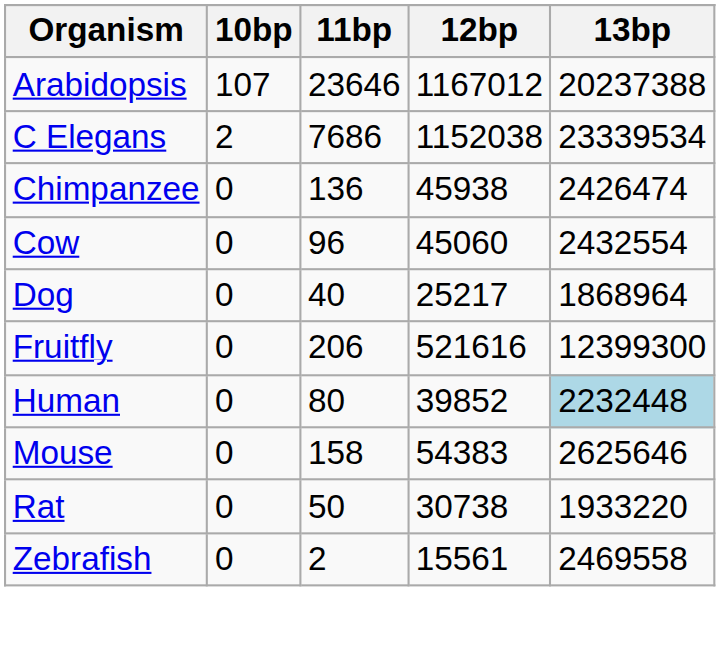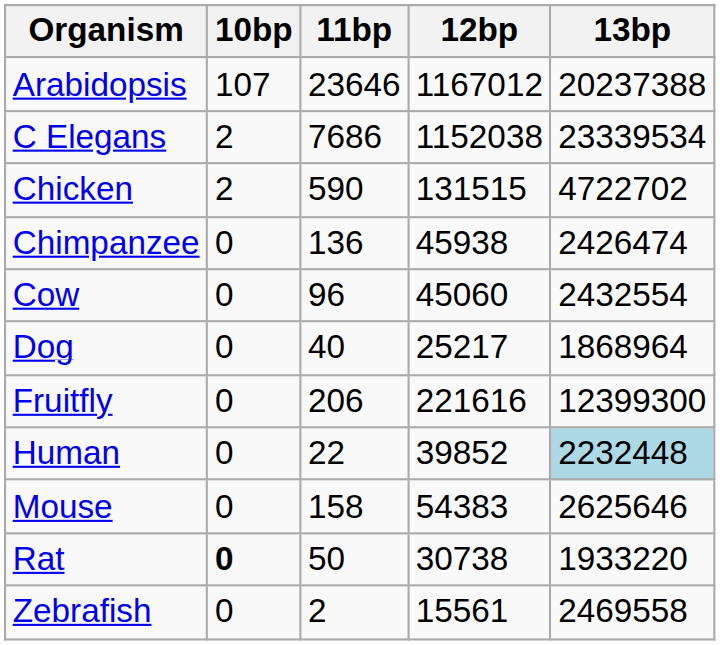+ row: (73, 189)
(471, 347) 521616 -> (471, 400) 221616
(326, 400) 80 -> (326, 453) 22
(224, 505) normal -> (224, 558) bold
